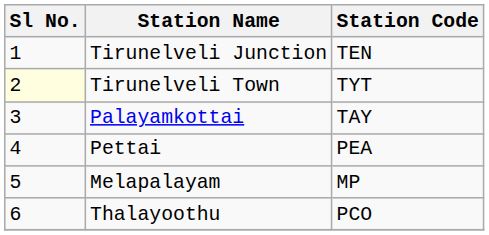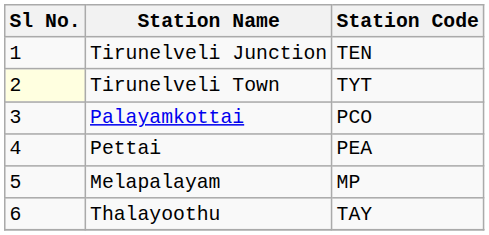(354, 117) TAY -> (354, 117) PCO
(354, 214) PCO -> (354, 214) TAY
